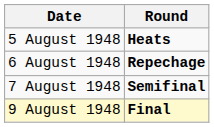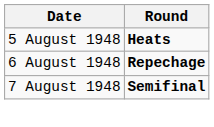- row: (64, 110)
